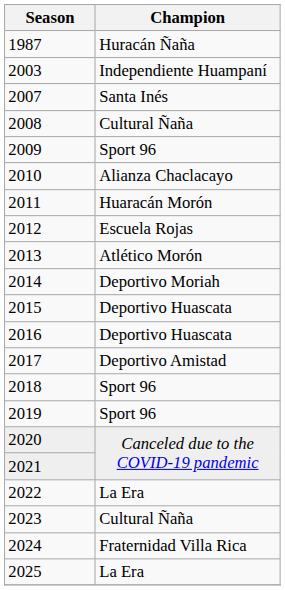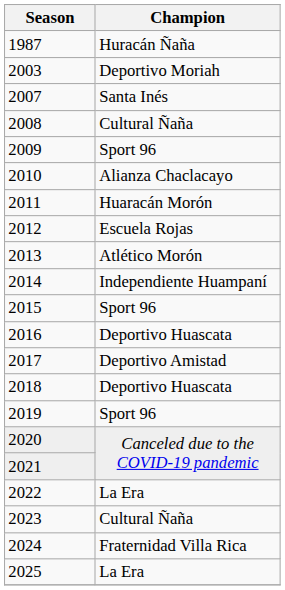(183, 70) Independiente Huampaní -> (160, 70) Deportivo Moriah
(160, 281) Deportivo Moriah -> (183, 281) Independiente Huampaní
(166, 307) Deportivo Huascata -> (128, 307) Sport 96
(128, 387) Sport 96 -> (166, 387) Deportivo Huascata
